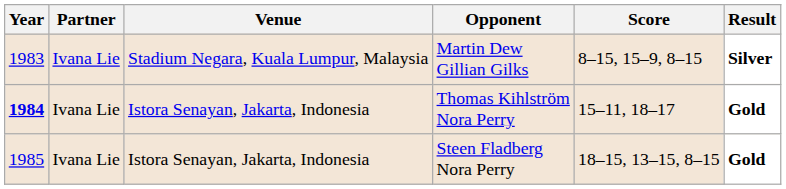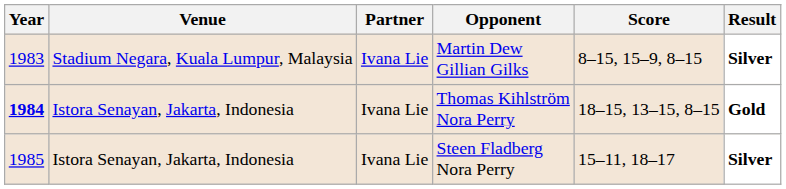columns swapped: (278, 19) <-> (86, 19)
(626, 109) 15–11, 18–17 -> (649, 109) 18–15, 13–15, 8–15
(649, 159) 18–15, 13–15, 8–15 -> (626, 159) 15–11, 18–17
(747, 159) Gold -> (750, 159) Silver
